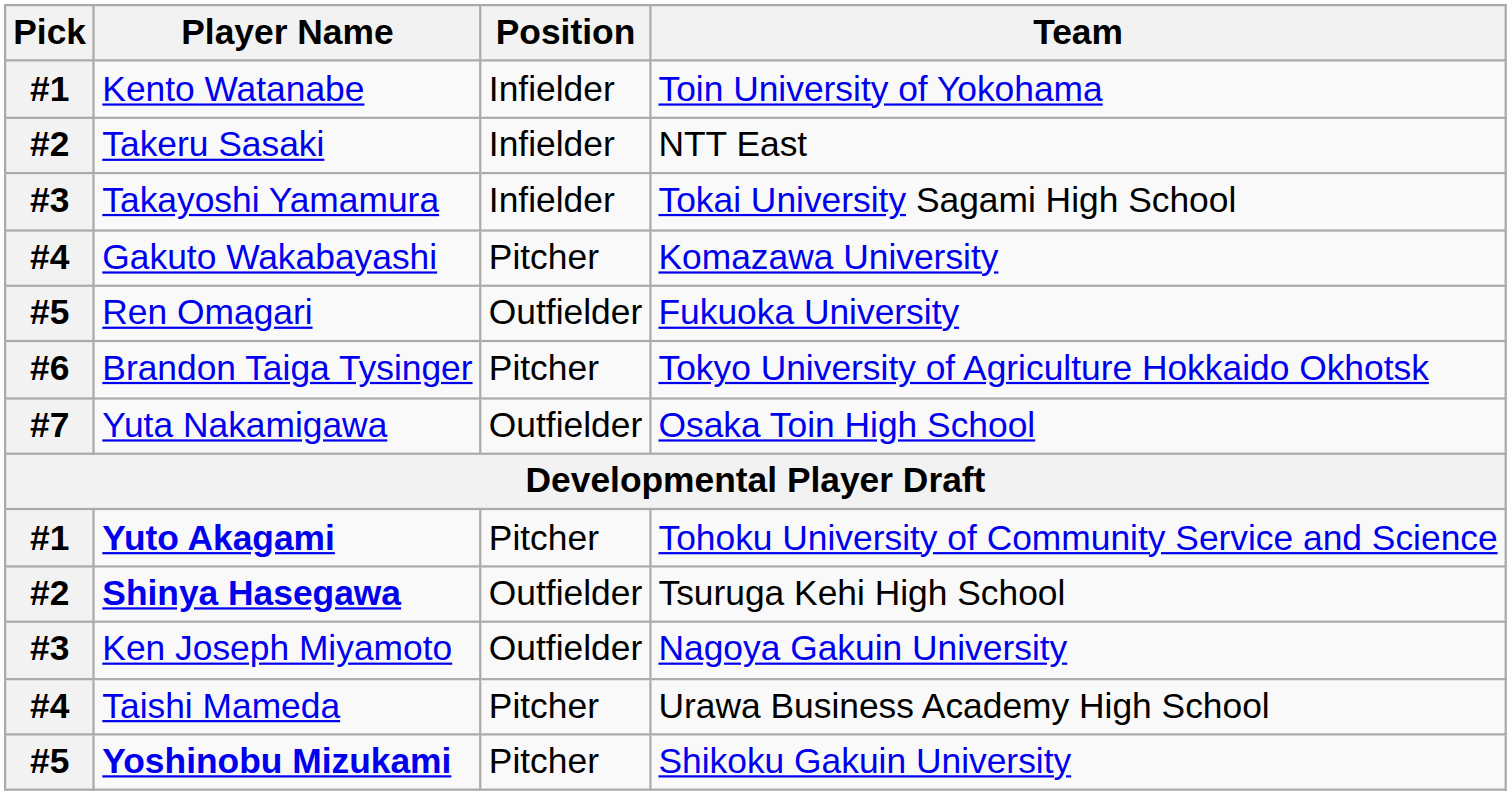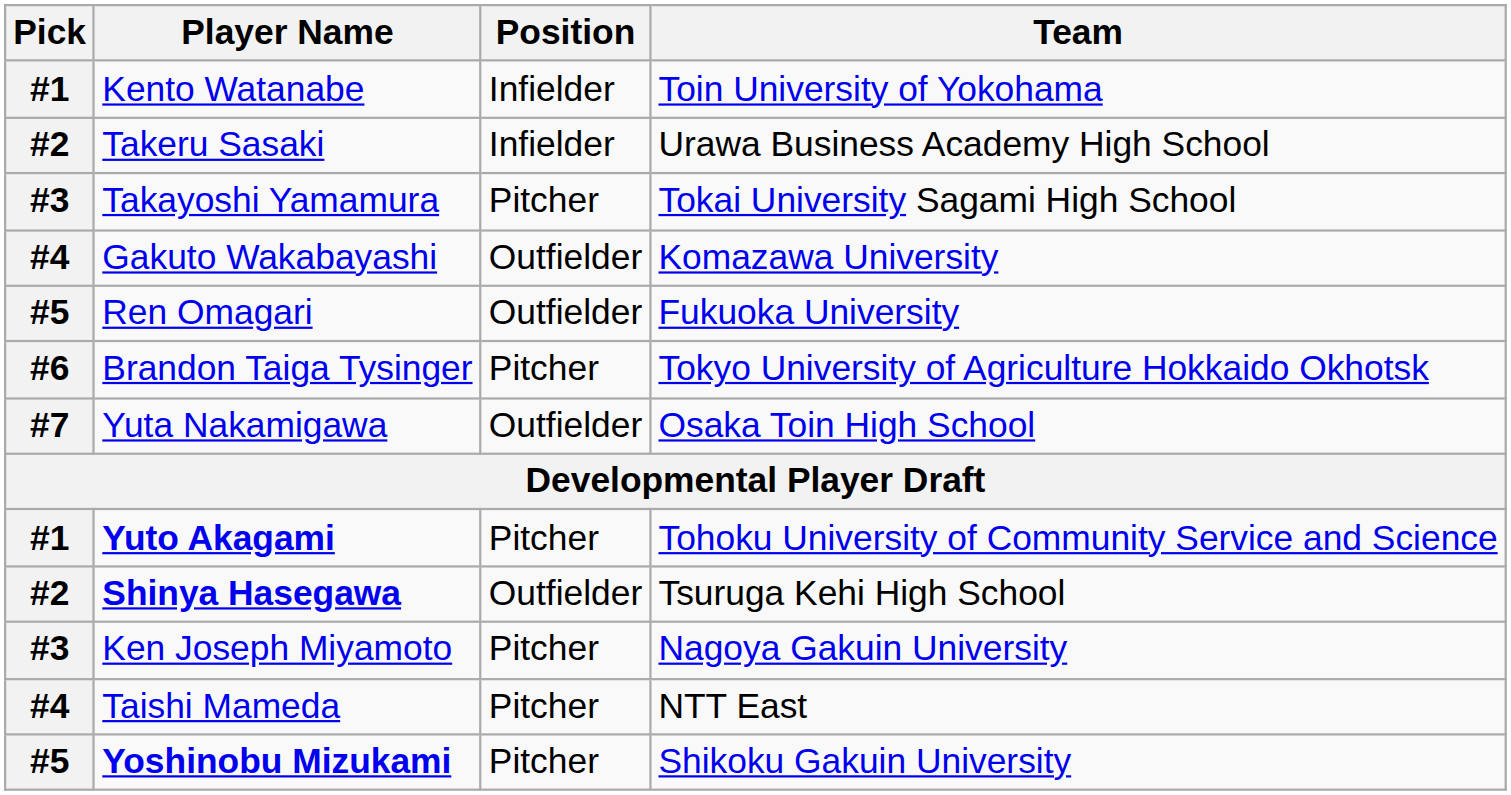(733, 144) NTT East -> (964, 144) Urawa Business Academy High School
(552, 200) Infielder -> (544, 200) Pitcher
(544, 256) Pitcher -> (566, 256) Outfielder
(566, 649) Outfielder -> (544, 649) Pitcher
(964, 705) Urawa Business Academy High School -> (733, 705) NTT East
